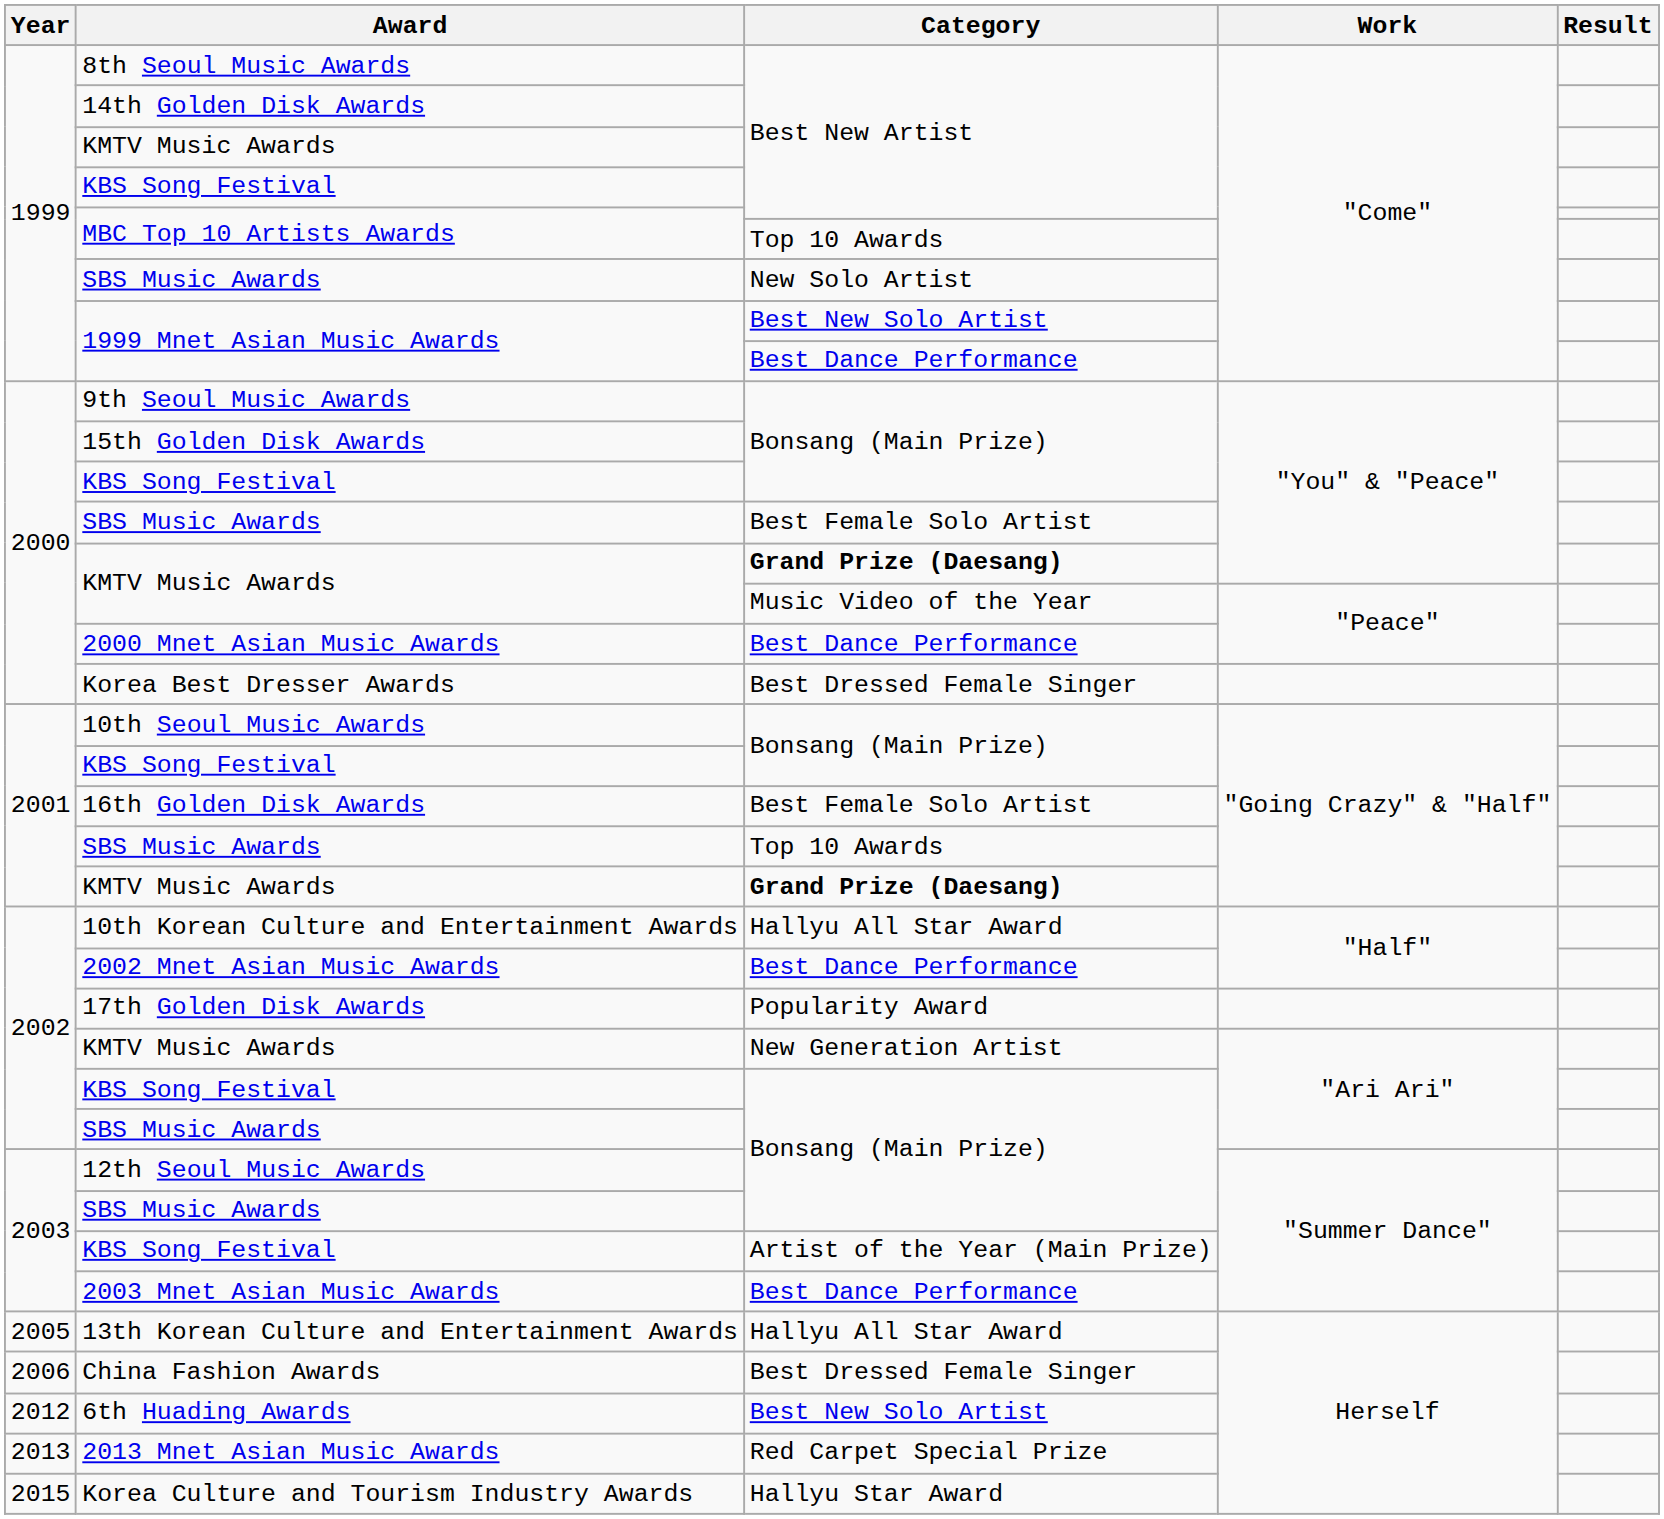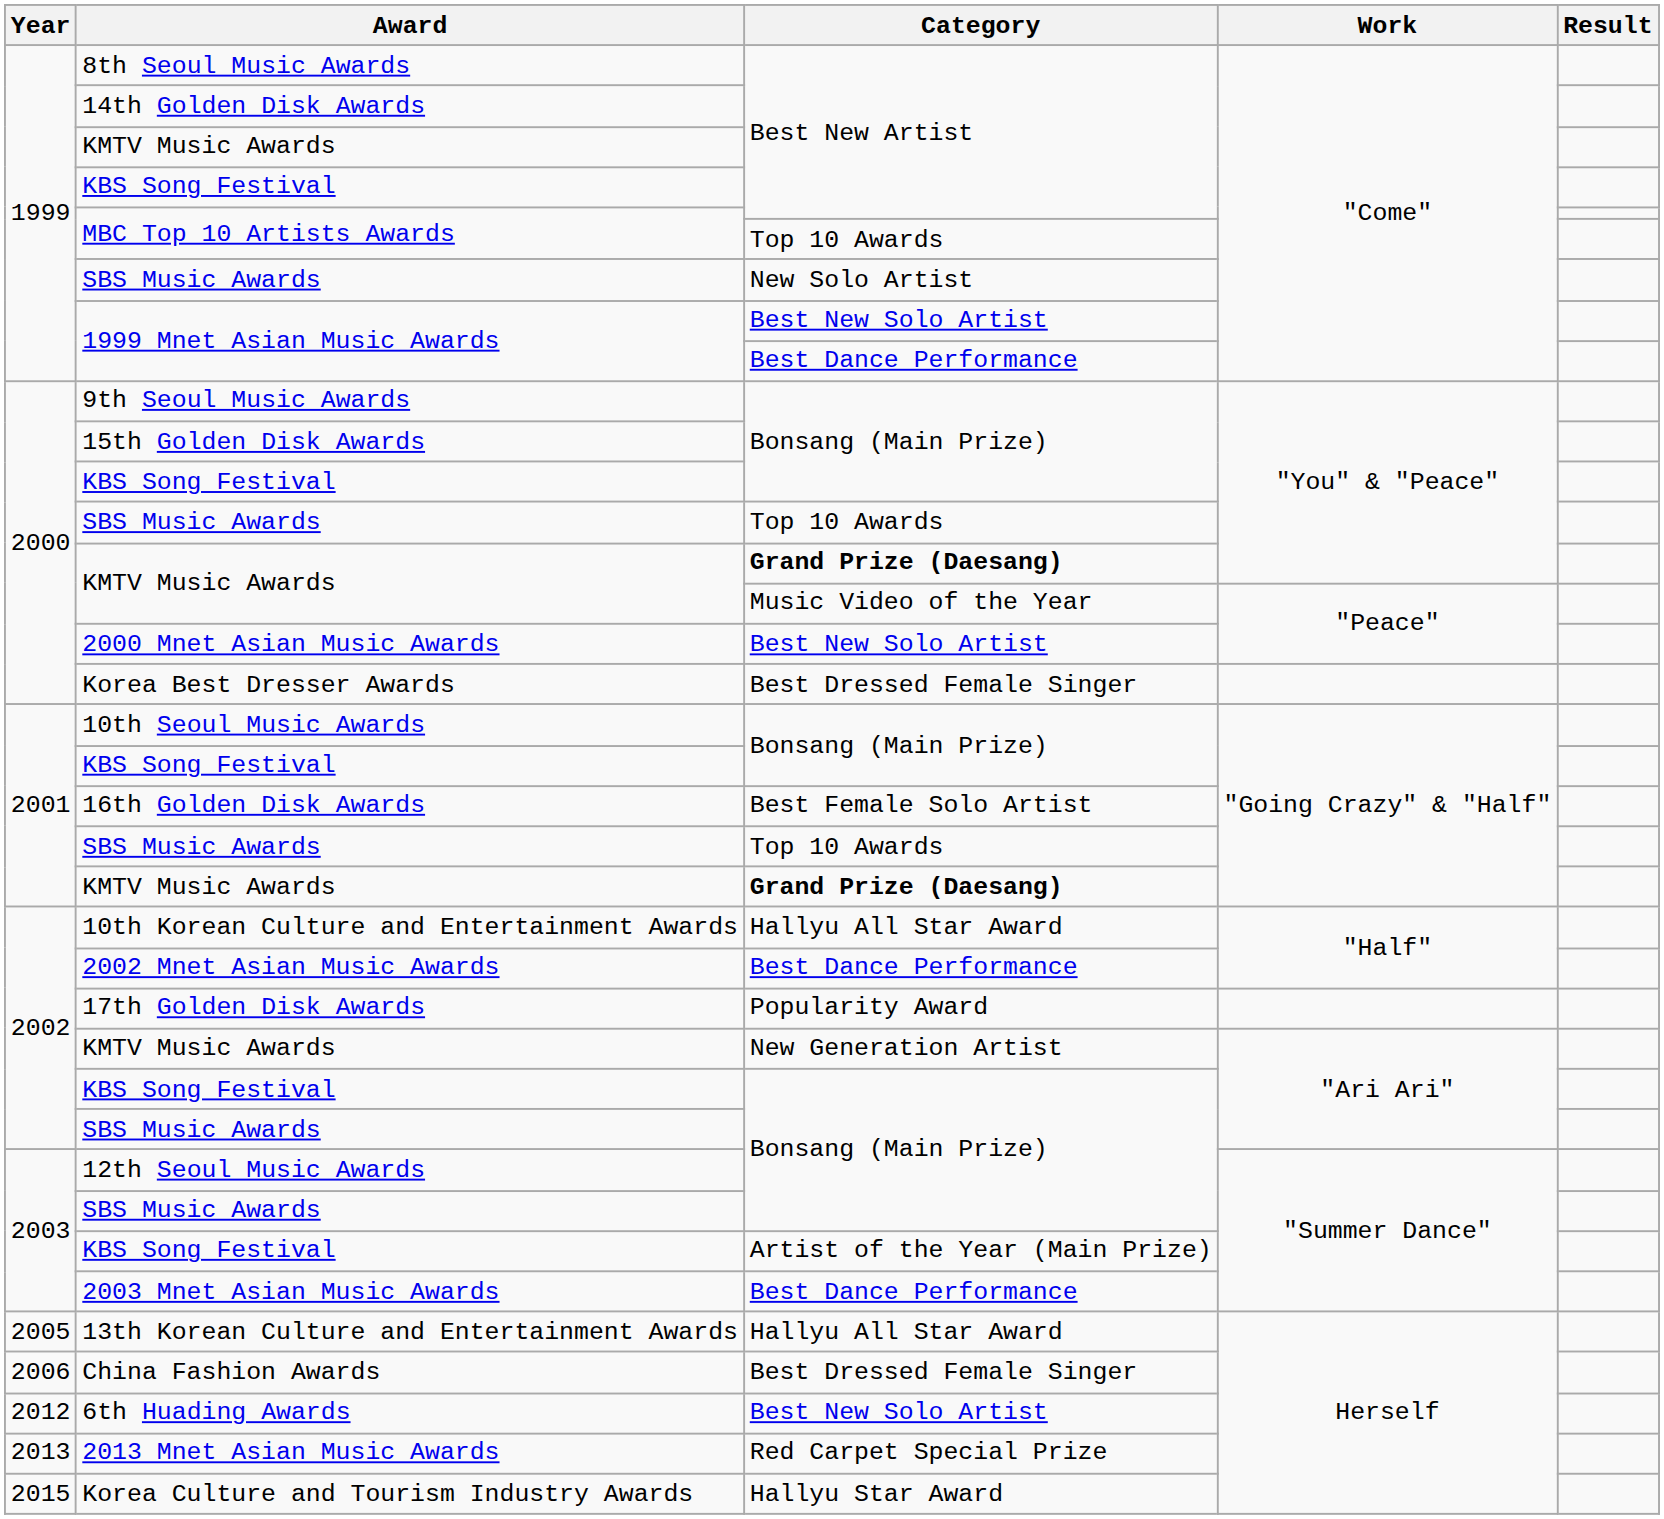(921, 523) Best Female Solo Artist -> (847, 523) Top 10 Awards
(914, 644) Best Dance Performance -> (899, 644) Best New Solo Artist
